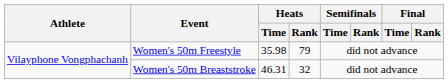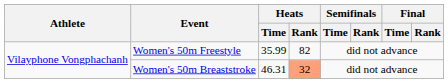(274, 51) 35.98 -> (274, 51) 35.99
(305, 51) 79 -> (305, 51) 82
(305, 69) no background -> (305, 69) lightsalmon background
